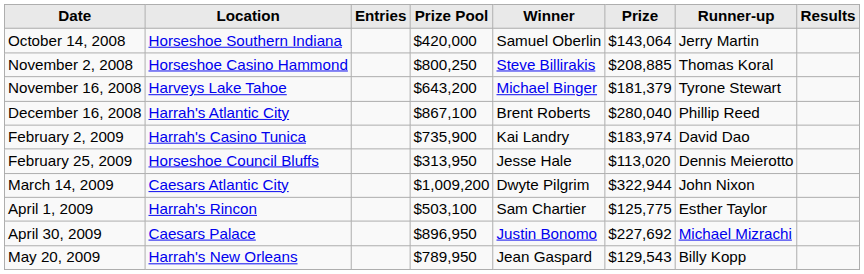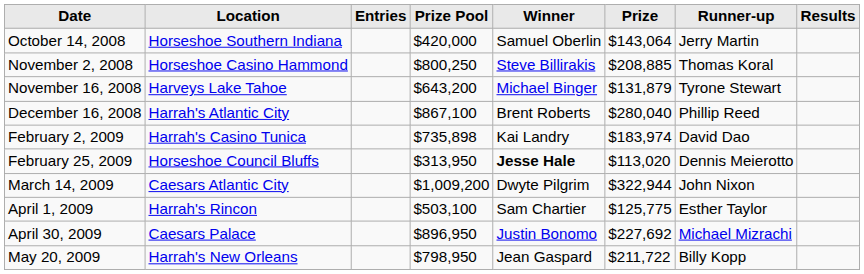(640, 88) $181,379 -> (640, 88) $131,879
(445, 137) $735,900 -> (445, 137) $735,898
(534, 161) normal -> (536, 161) bold
(445, 257) $789,950 -> (445, 257) $798,950
(640, 257) $129,543 -> (639, 257) $211,722
